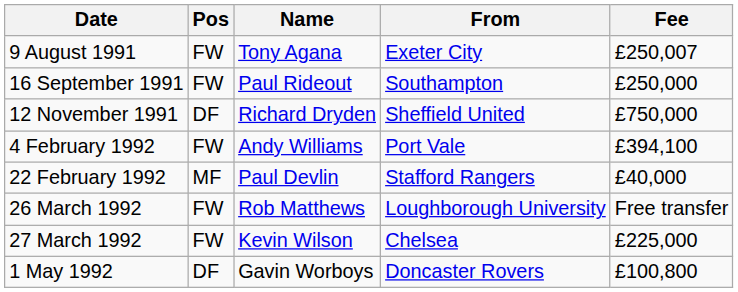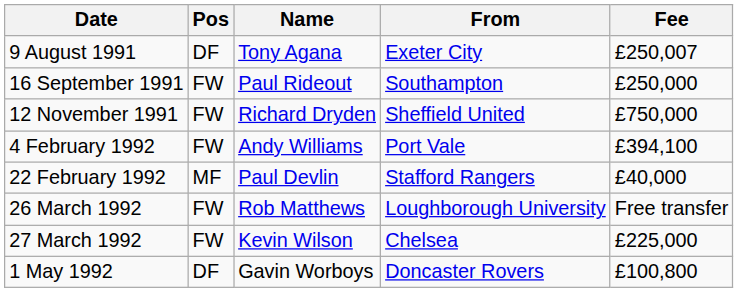(208, 51) FW -> (206, 51) DF
(206, 114) DF -> (208, 114) FW
